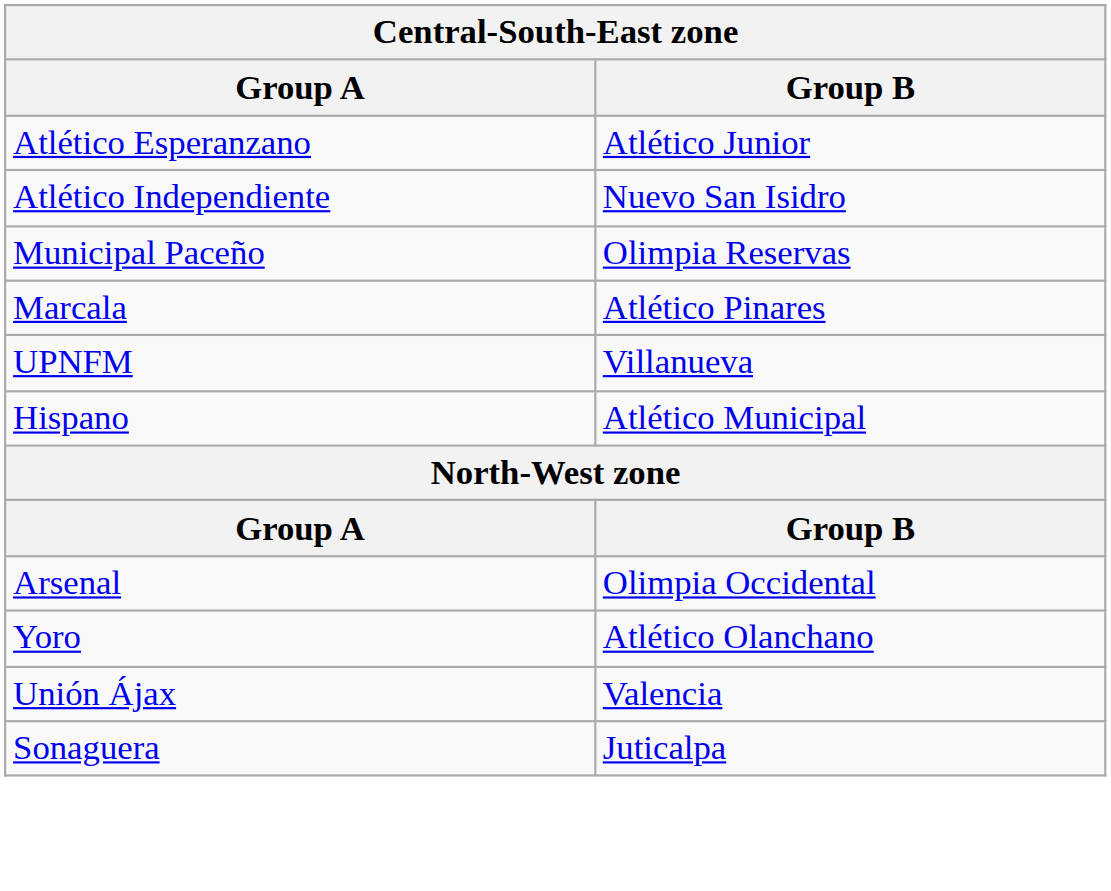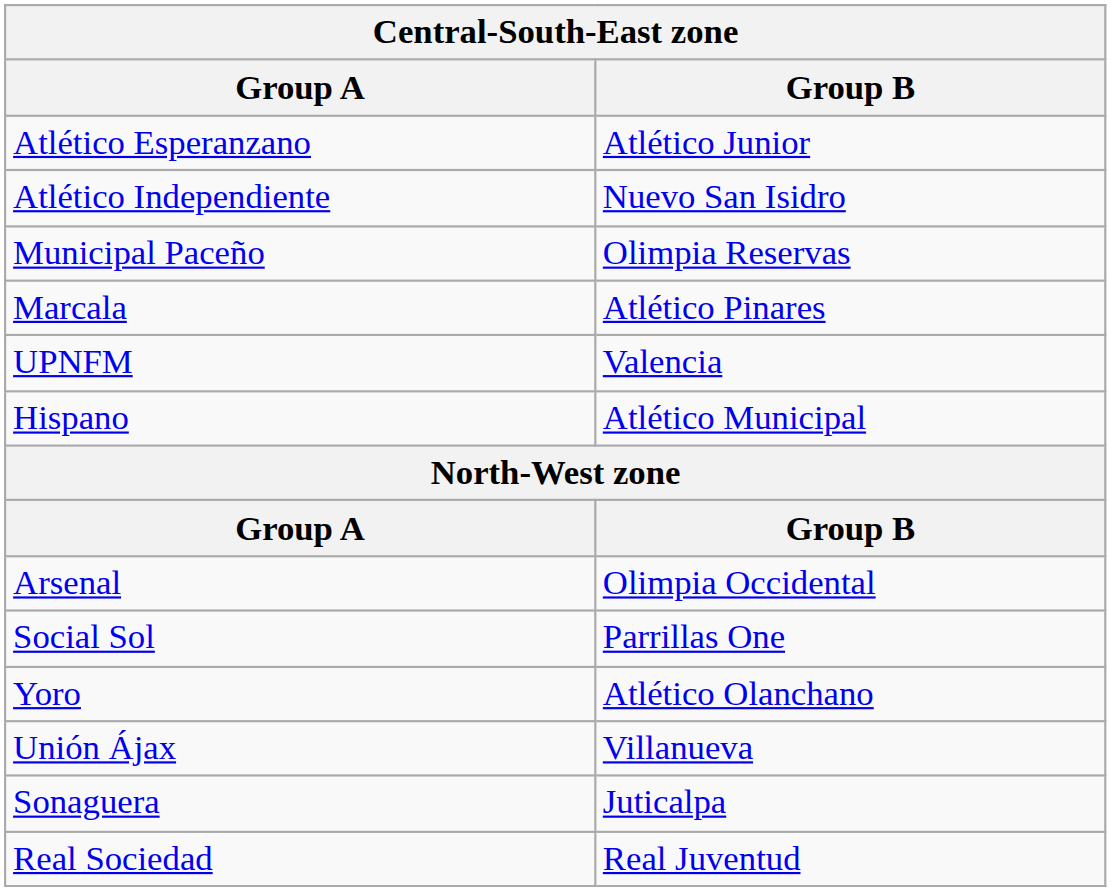(678, 362) Villanueva -> (663, 362) Valencia
+ row: (84, 637)
(663, 692) Valencia -> (678, 747) Villanueva
+ row: (113, 857)
